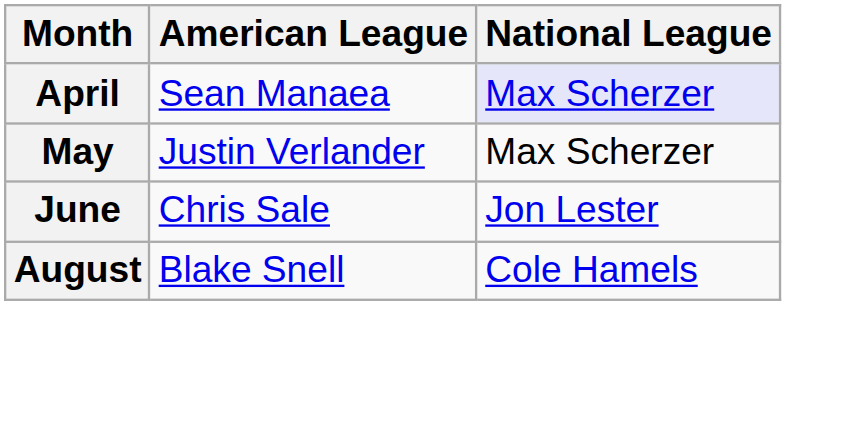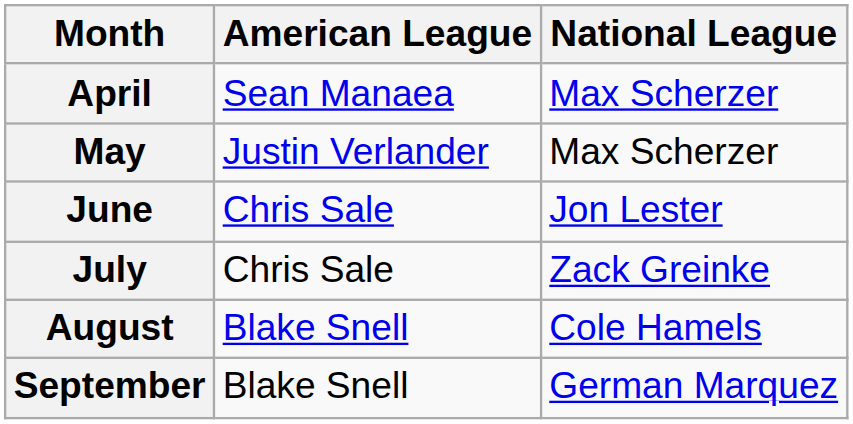(600, 92) lavender background -> (664, 92) no background
+ row: (110, 269)
+ row: (110, 387)
